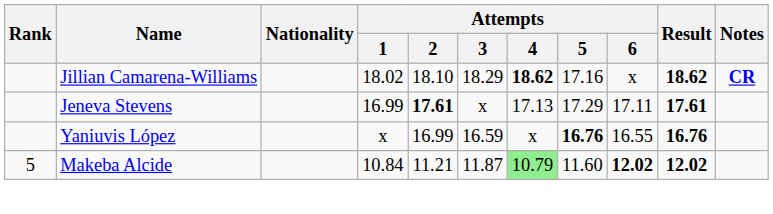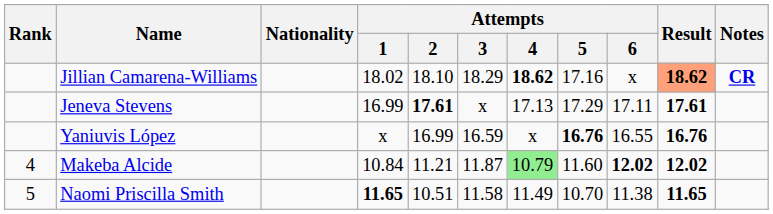(686, 77) no background -> (686, 77) lightsalmon background
(30, 164) 5 -> (30, 164) 4
+ row: (142, 194)
